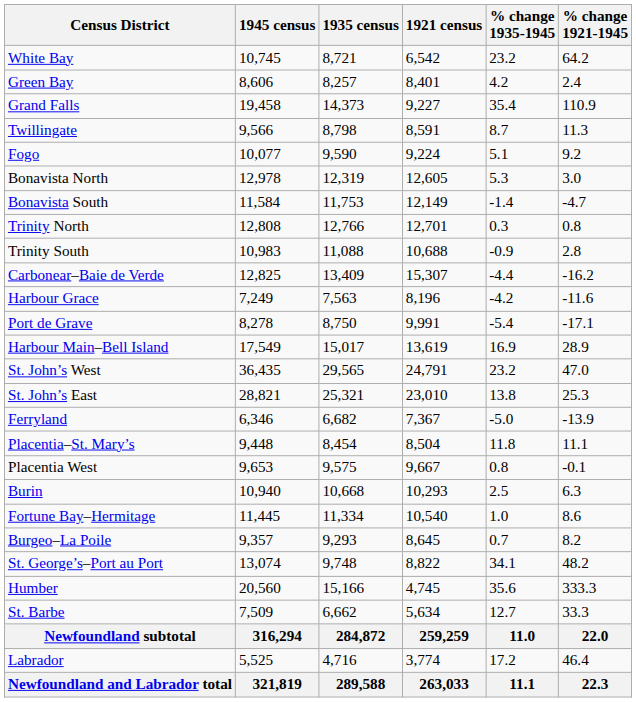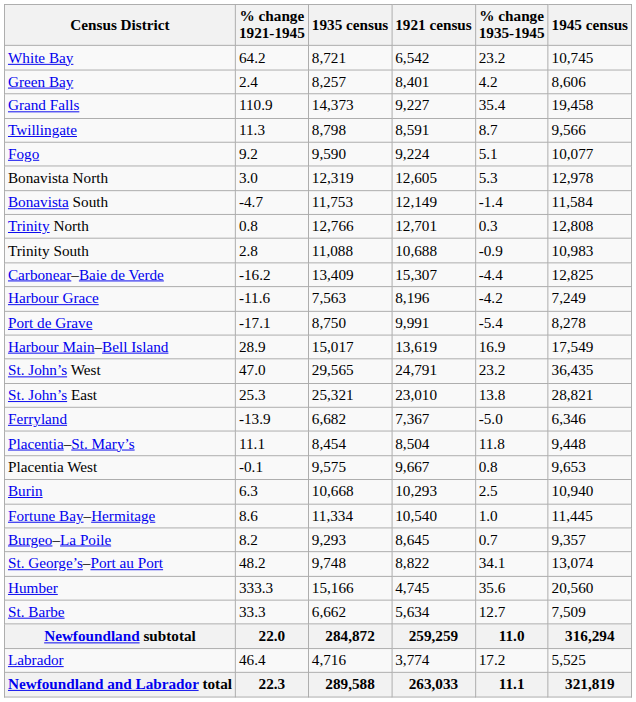columns swapped: (277, 25) <-> (595, 25)
